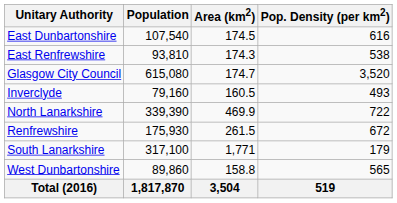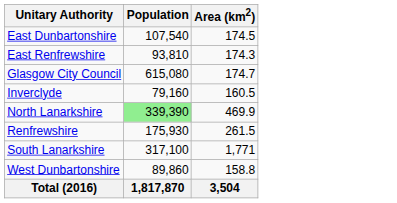- column: (325, 15)
(167, 112) no background -> (167, 112) lightgreen background
